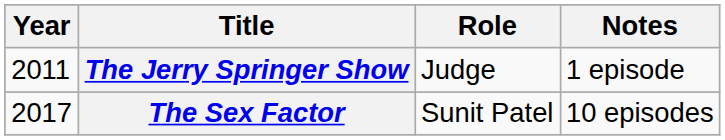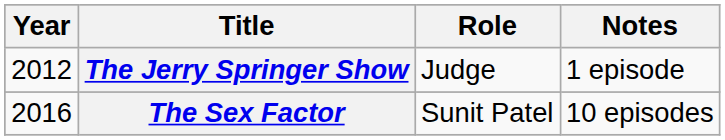(41, 69) 2011 -> (42, 69) 2012
(42, 112) 2017 -> (42, 112) 2016
